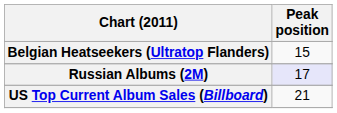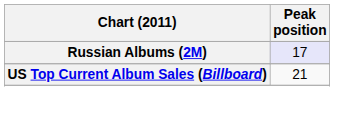- row: (138, 52)
